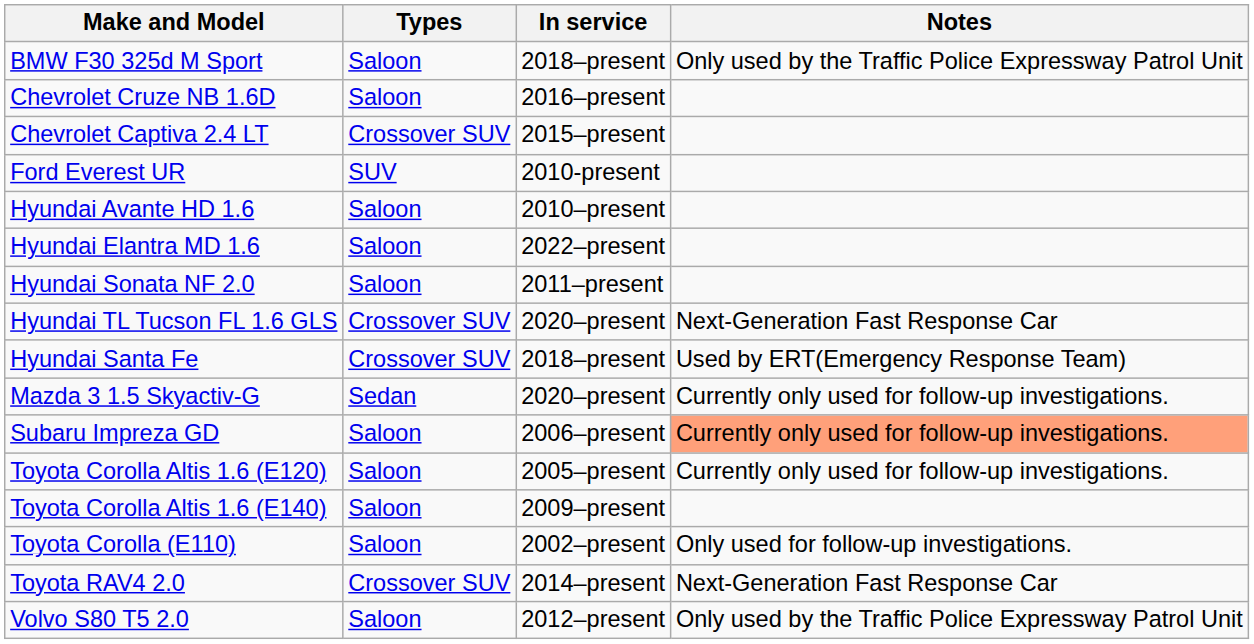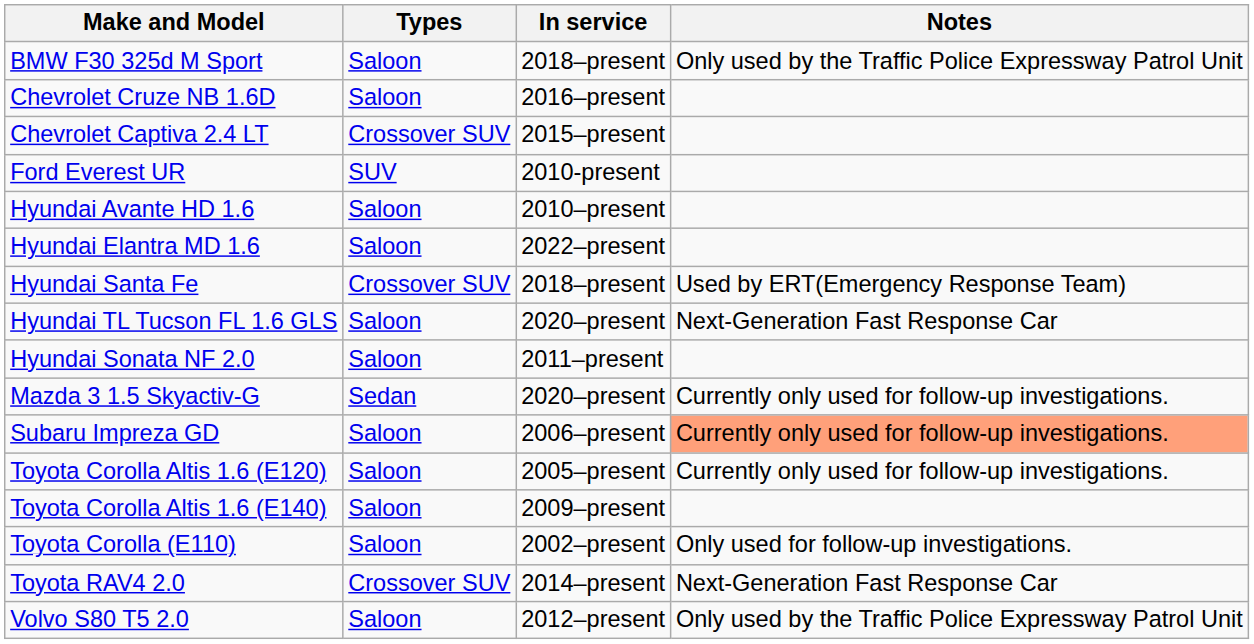rows swapped: (132, 284) <-> (104, 358)
(429, 321) Crossover SUV -> (385, 321) Saloon
